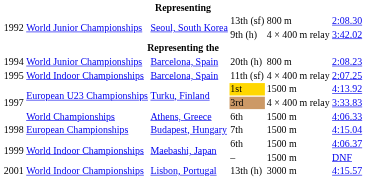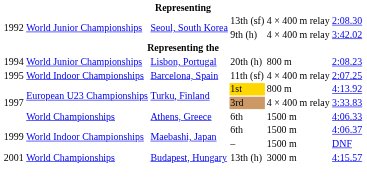(279, 21) 800 m -> (298, 21) 4 × 400 m relay
(184, 62) Barcelona, Spain -> (184, 62) Lisbon, Portugal
(282, 89) 1500 m -> (279, 89) 800 m
- row: (14, 130)
(85, 171) World Indoor Championships -> (71, 157) World Championships
(184, 171) Lisbon, Portugal -> (189, 157) Budapest, Hungary
